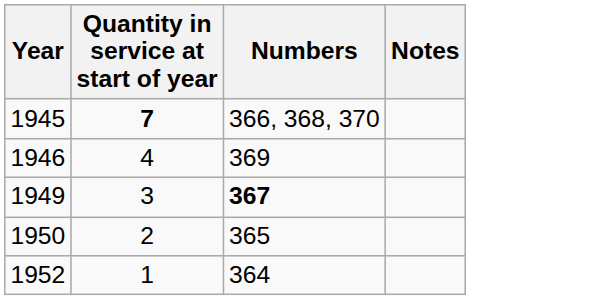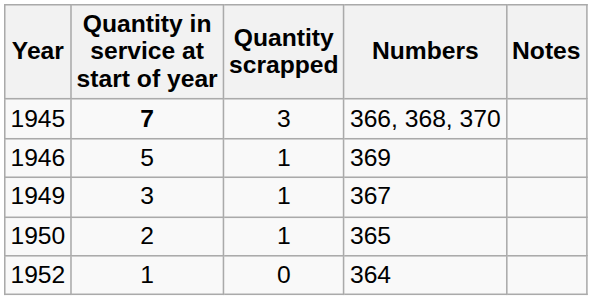+ column: (284, 51)
(147, 157) 4 -> (147, 157) 5
(250, 196) bold -> (371, 196) normal
